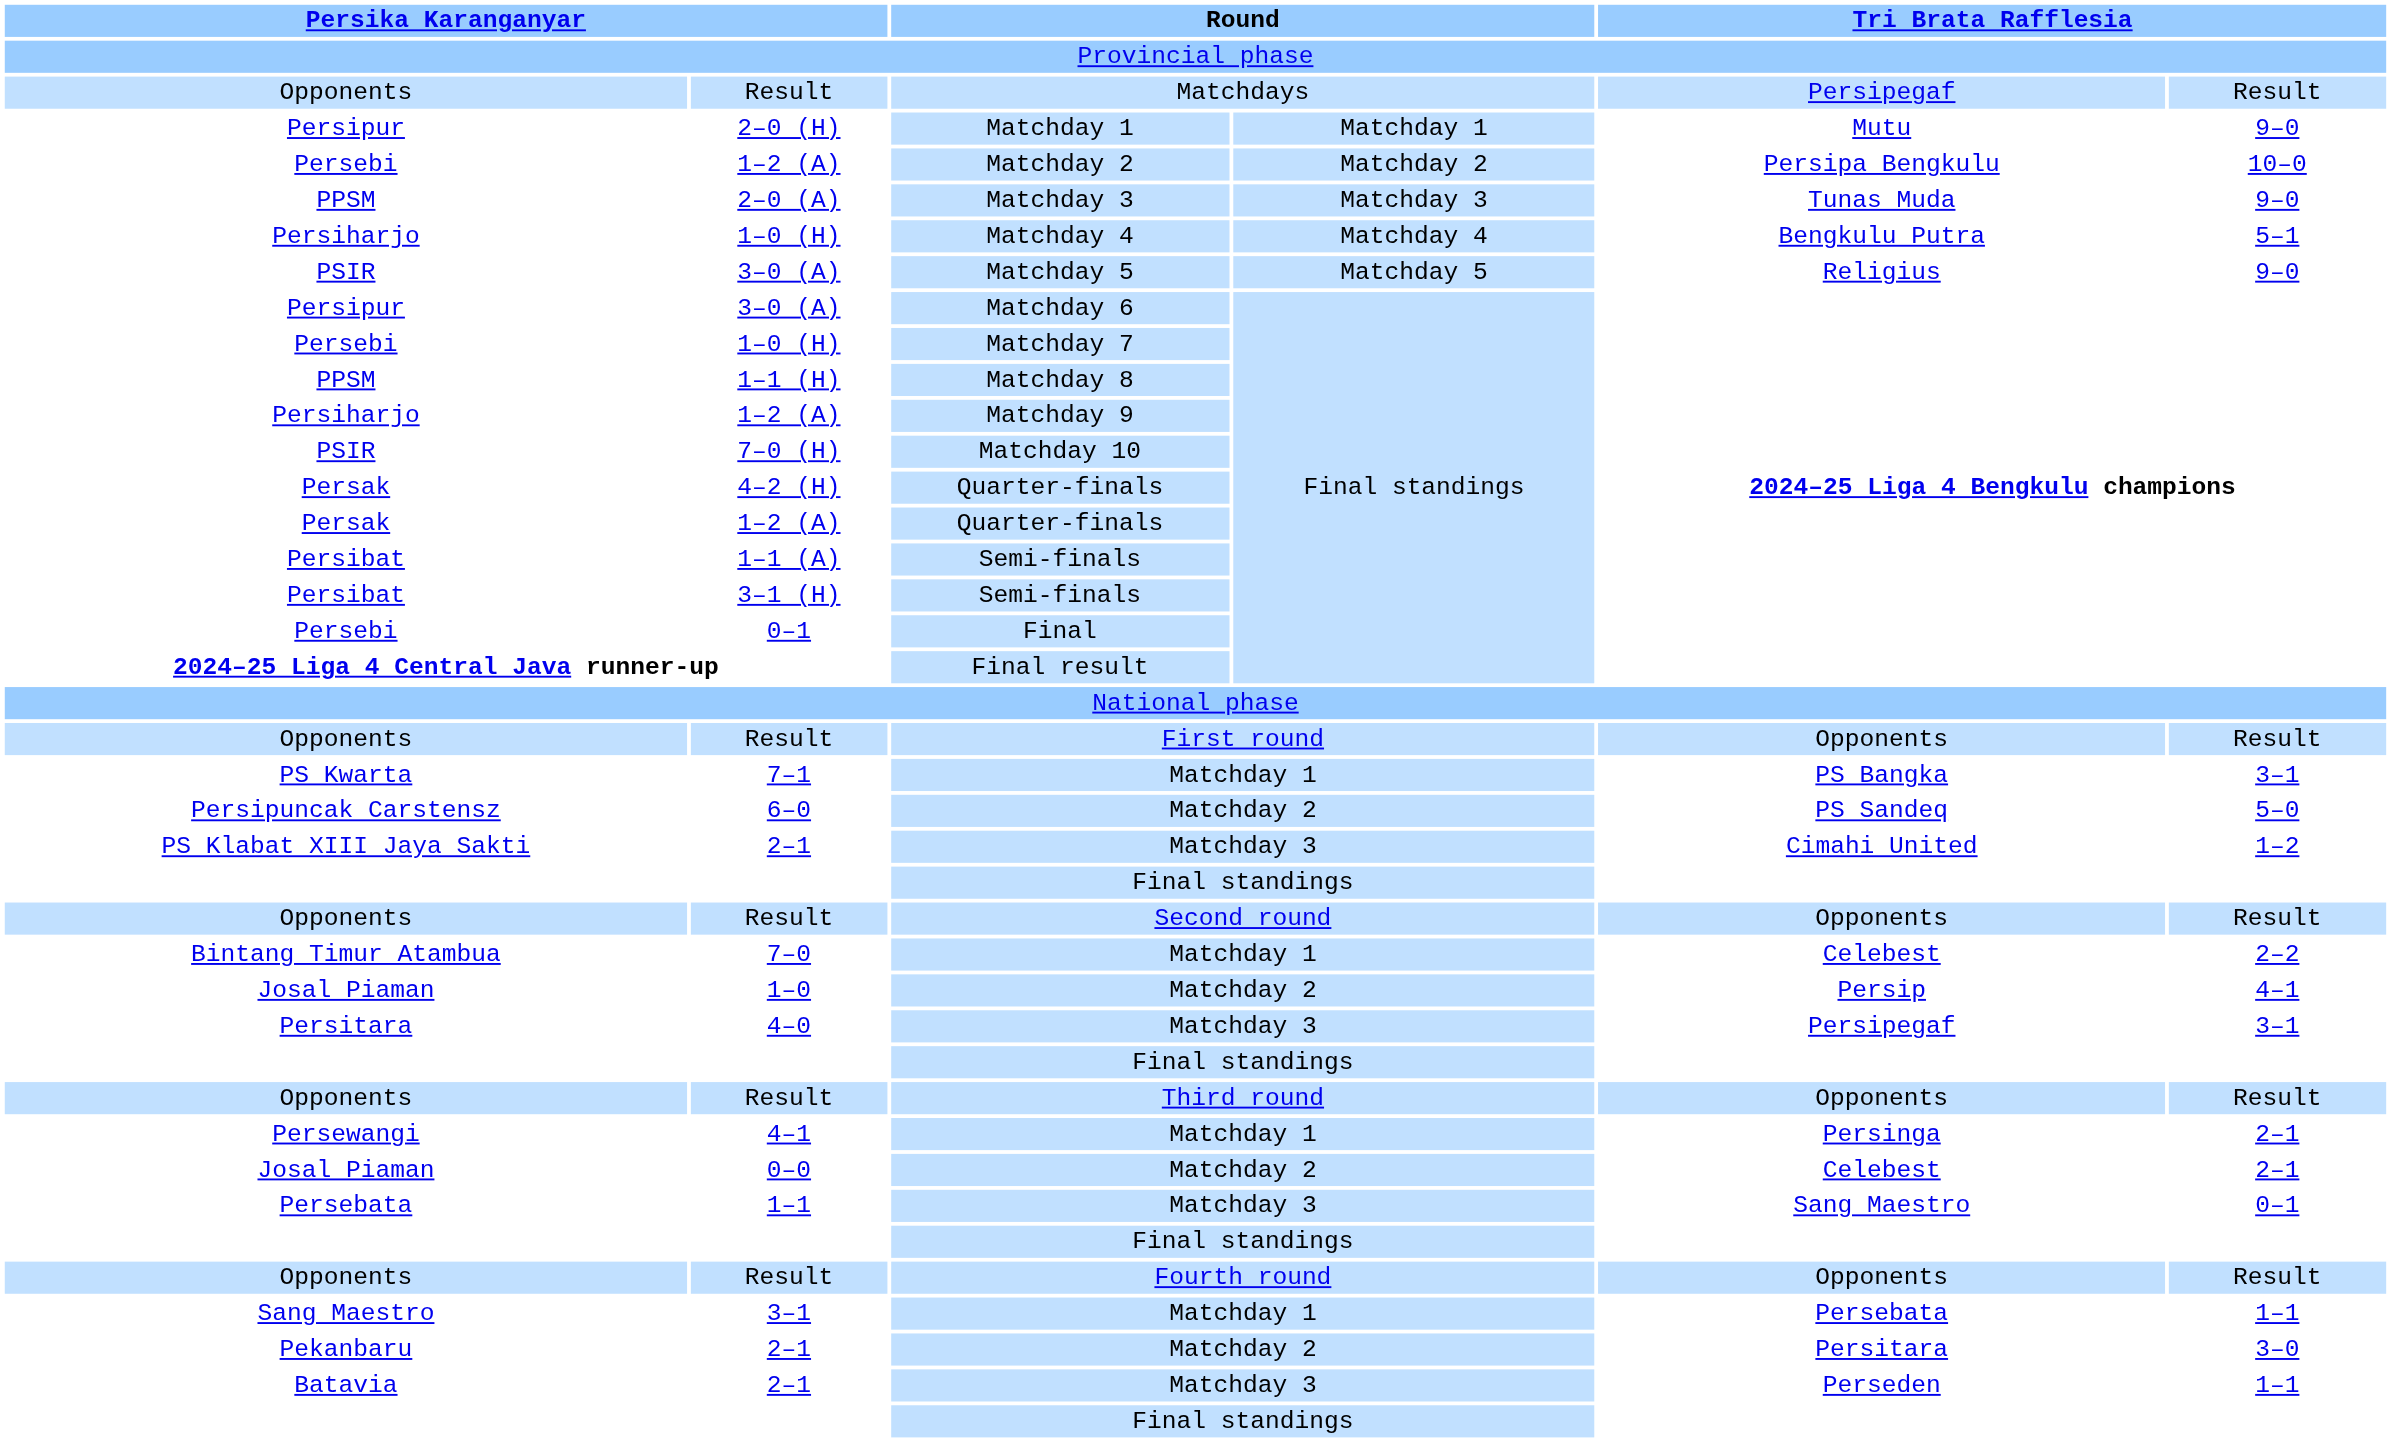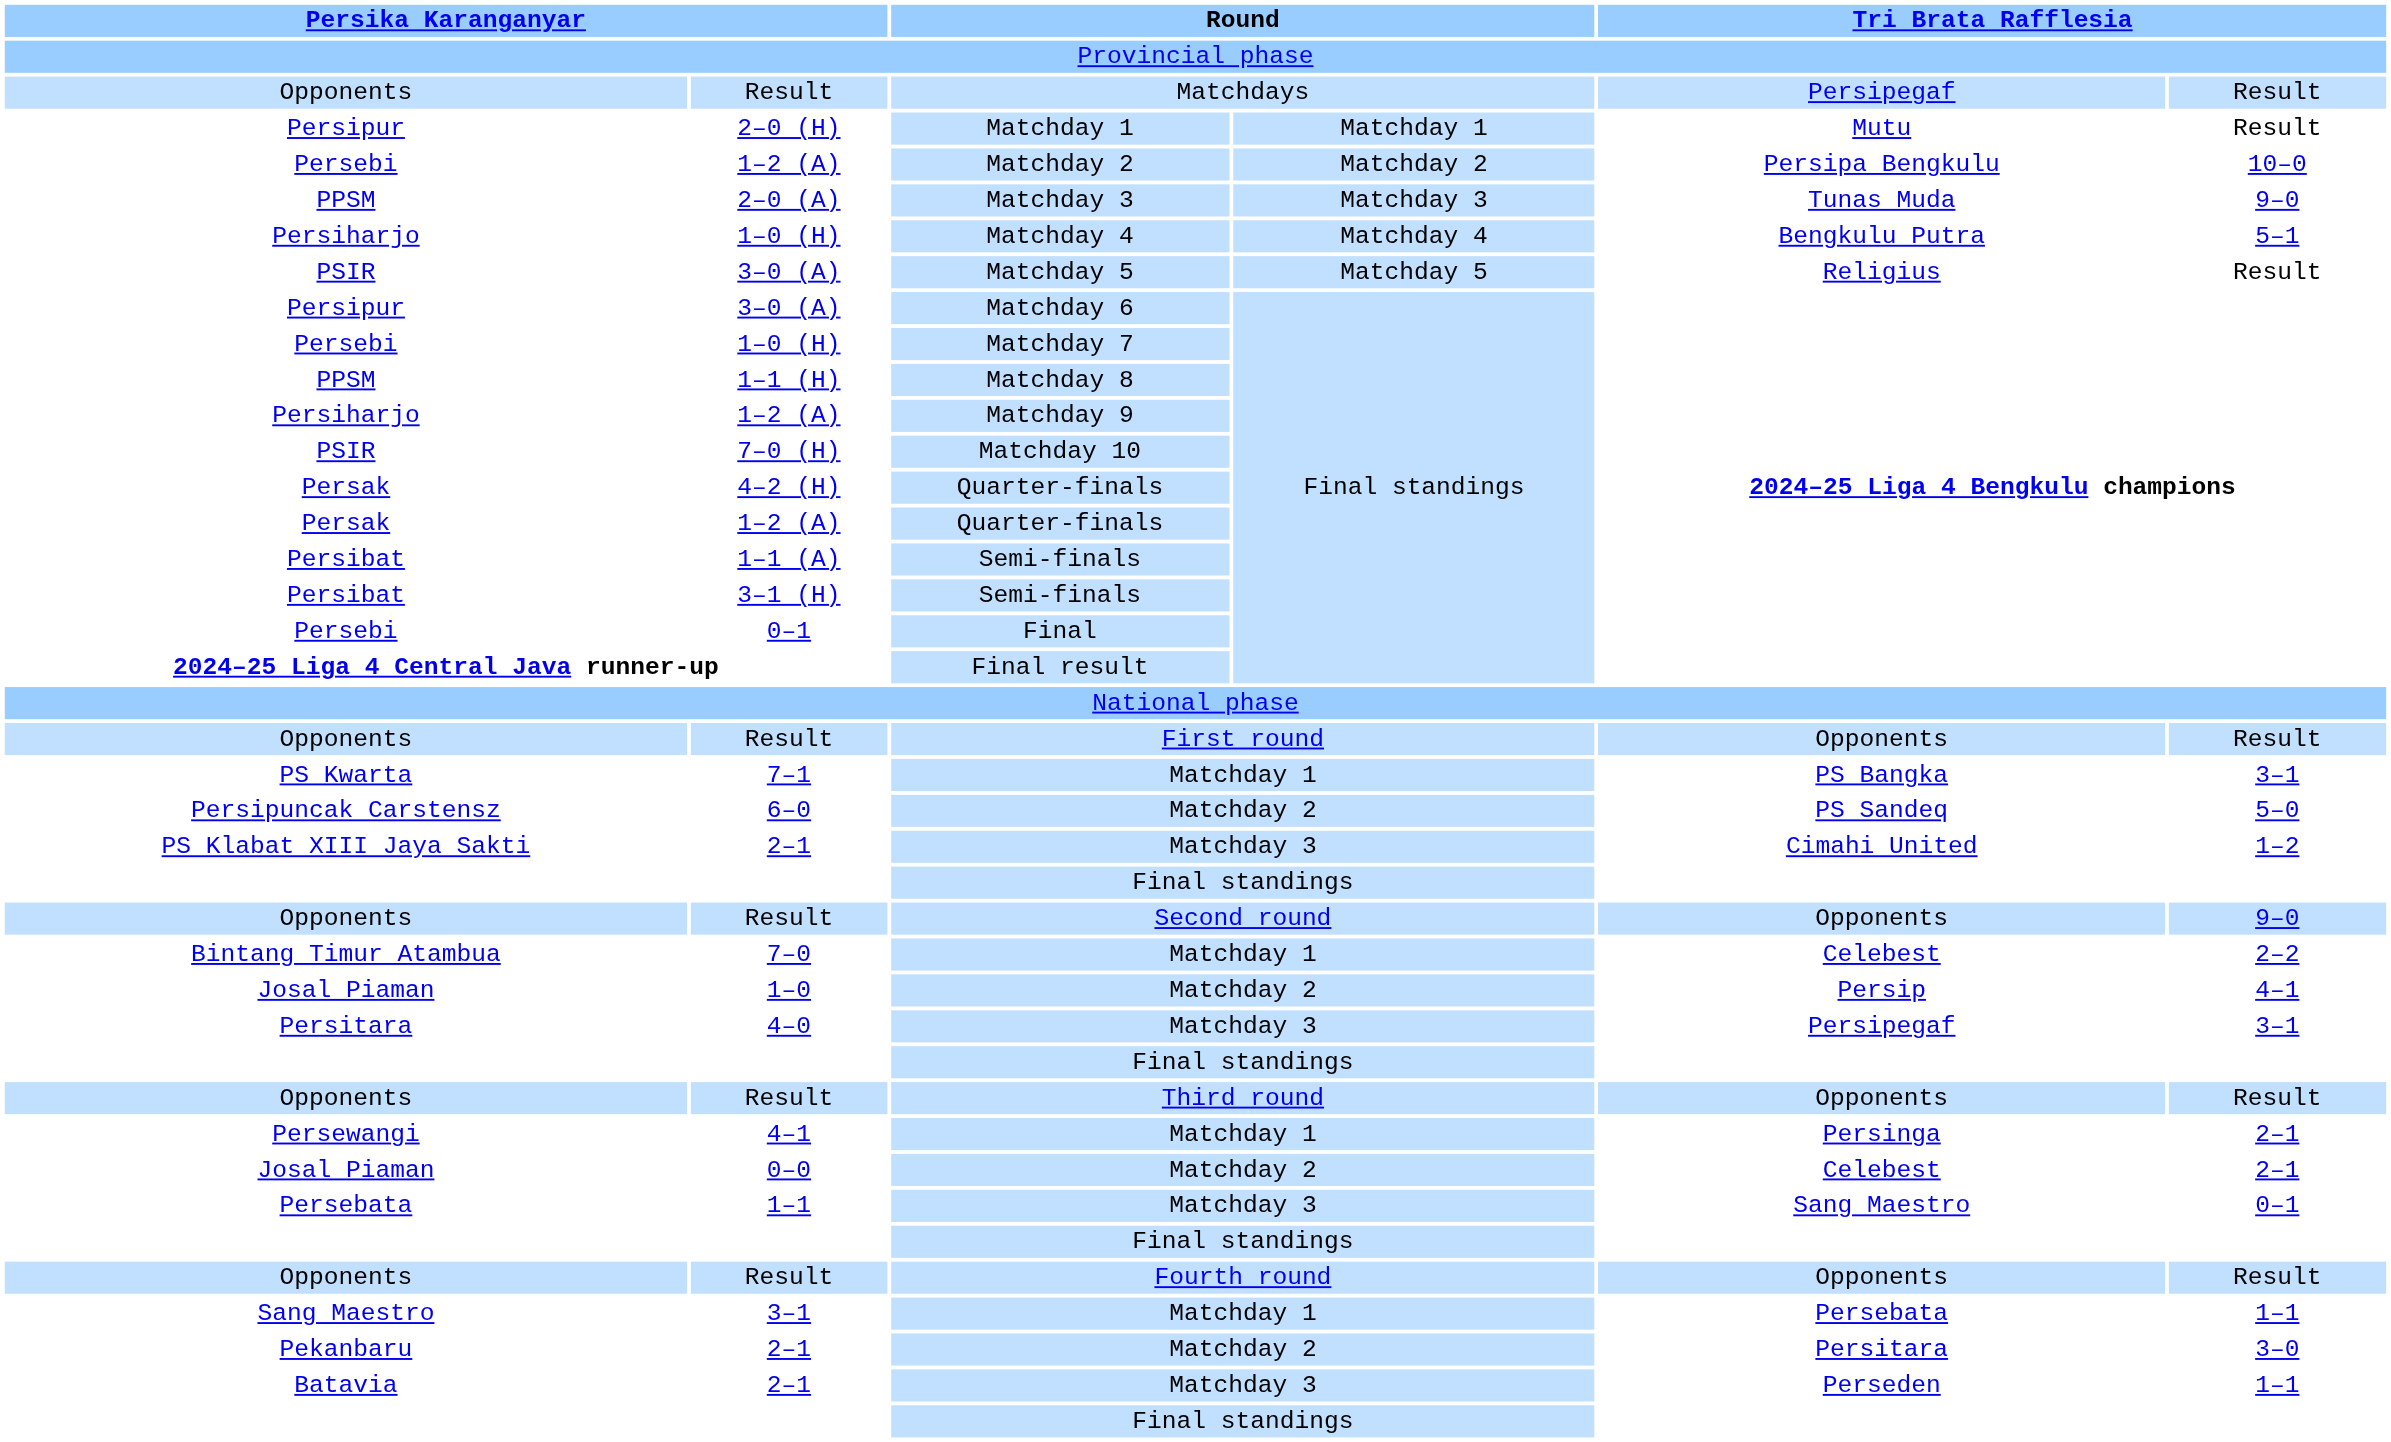(2277, 129) 9–0 -> (2277, 129) Result
(2277, 272) 9–0 -> (2277, 272) Result
(2277, 919) Result -> (2277, 919) 9–0
